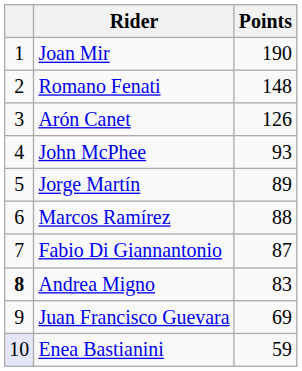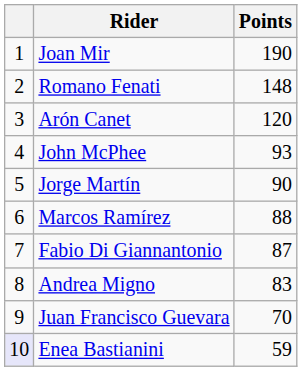(277, 119) 126 -> (277, 119) 120
(282, 185) 89 -> (282, 185) 90
(19, 283) bold -> (19, 283) normal
(282, 316) 69 -> (282, 316) 70
